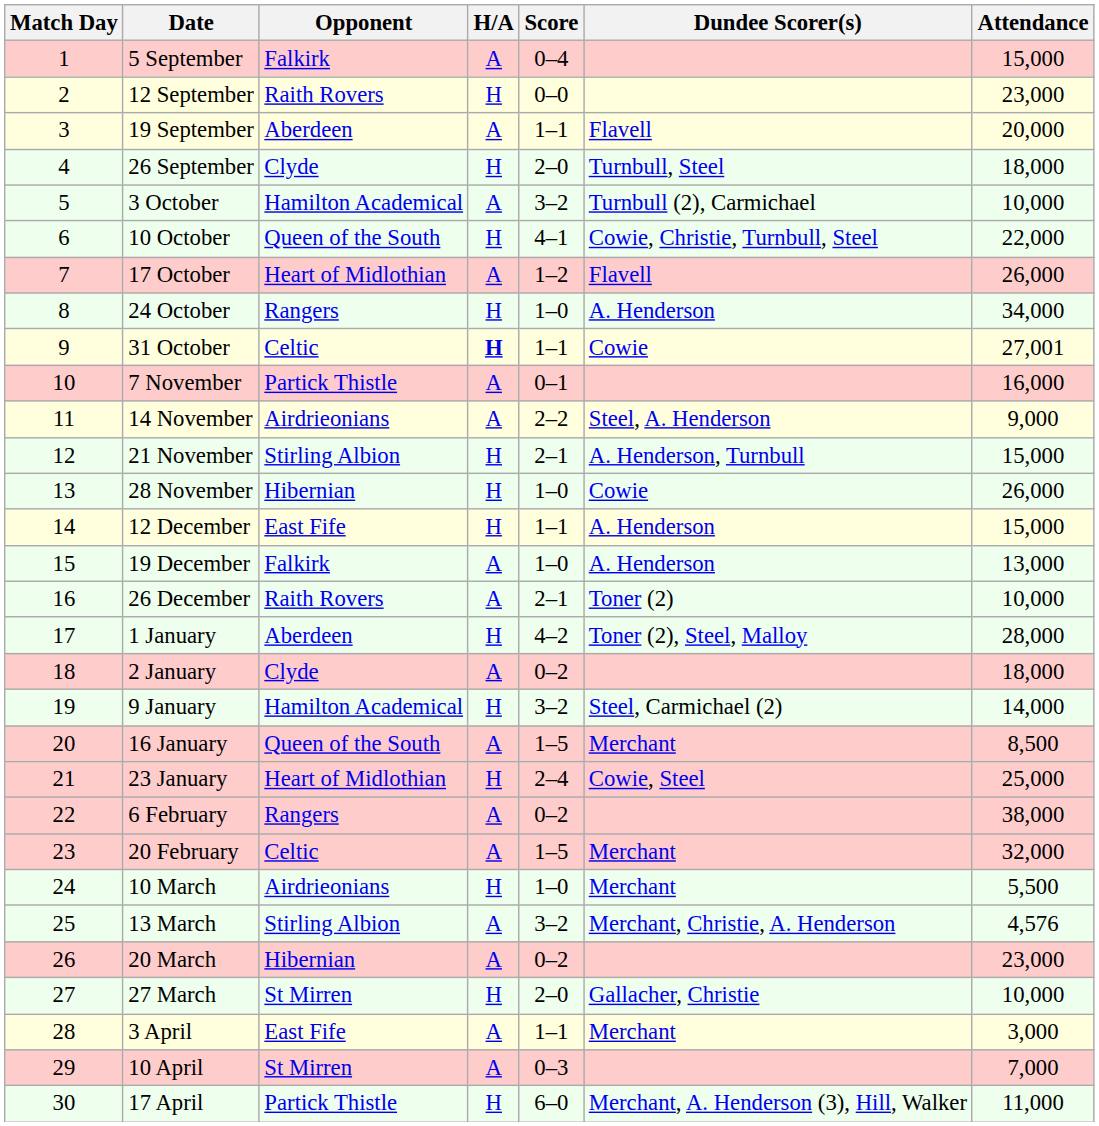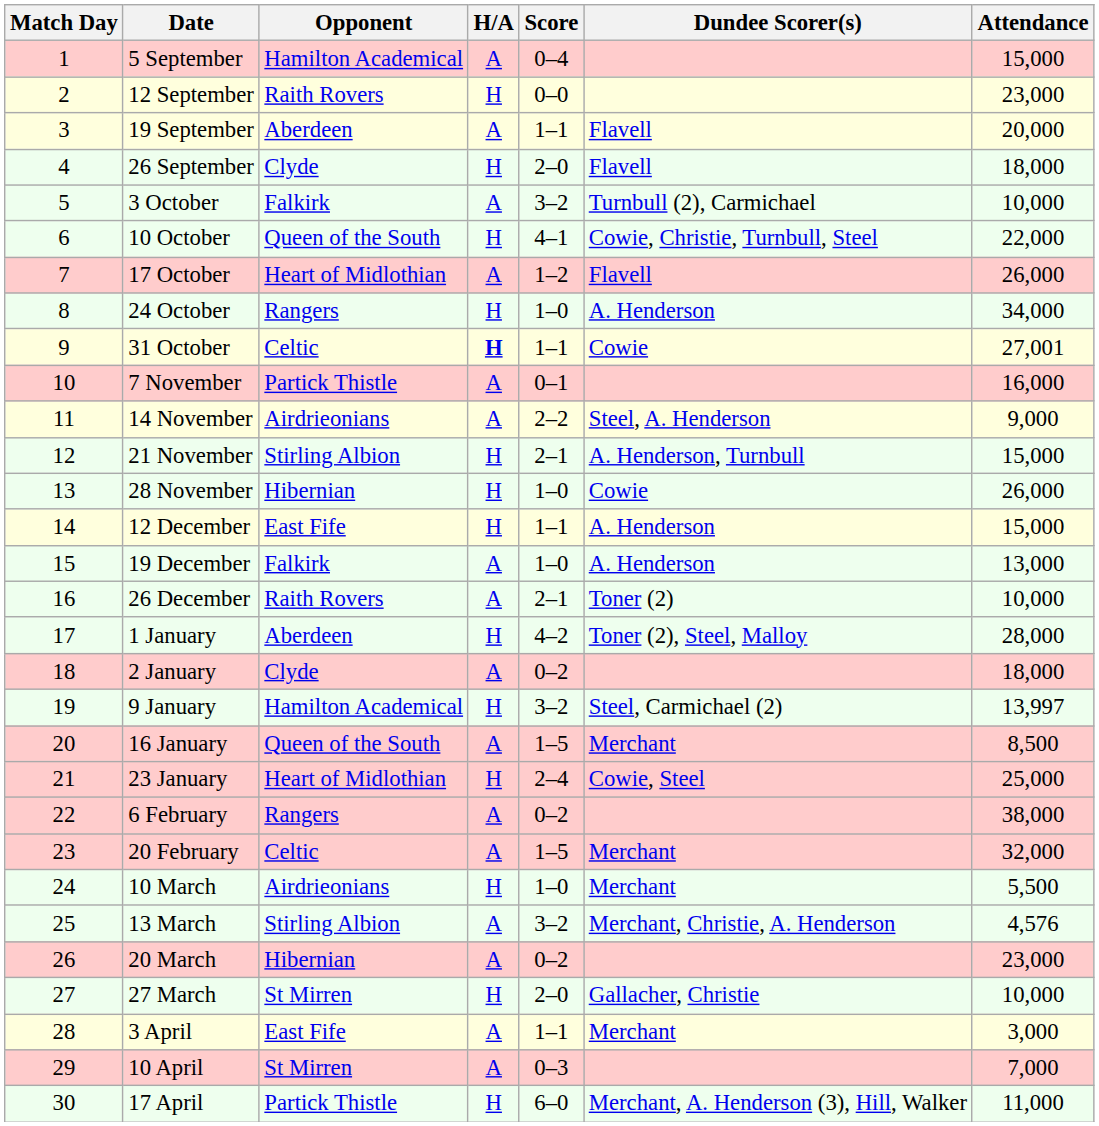(297, 58) Falkirk -> (364, 58) Hamilton Academical
(657, 166) Turnbull, Steel -> (620, 166) Flavell
(364, 202) Hamilton Academical -> (297, 202) Falkirk
(1033, 707) 14,000 -> (1033, 707) 13,997
